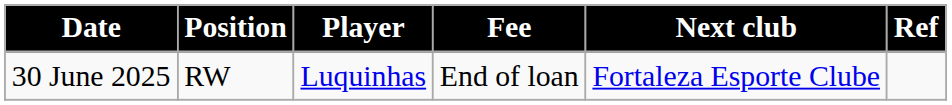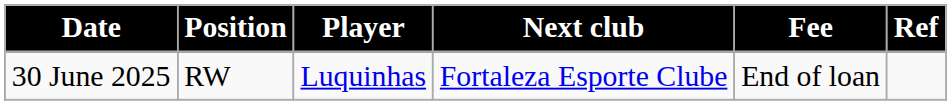columns swapped: (736, 28) <-> (509, 28)
